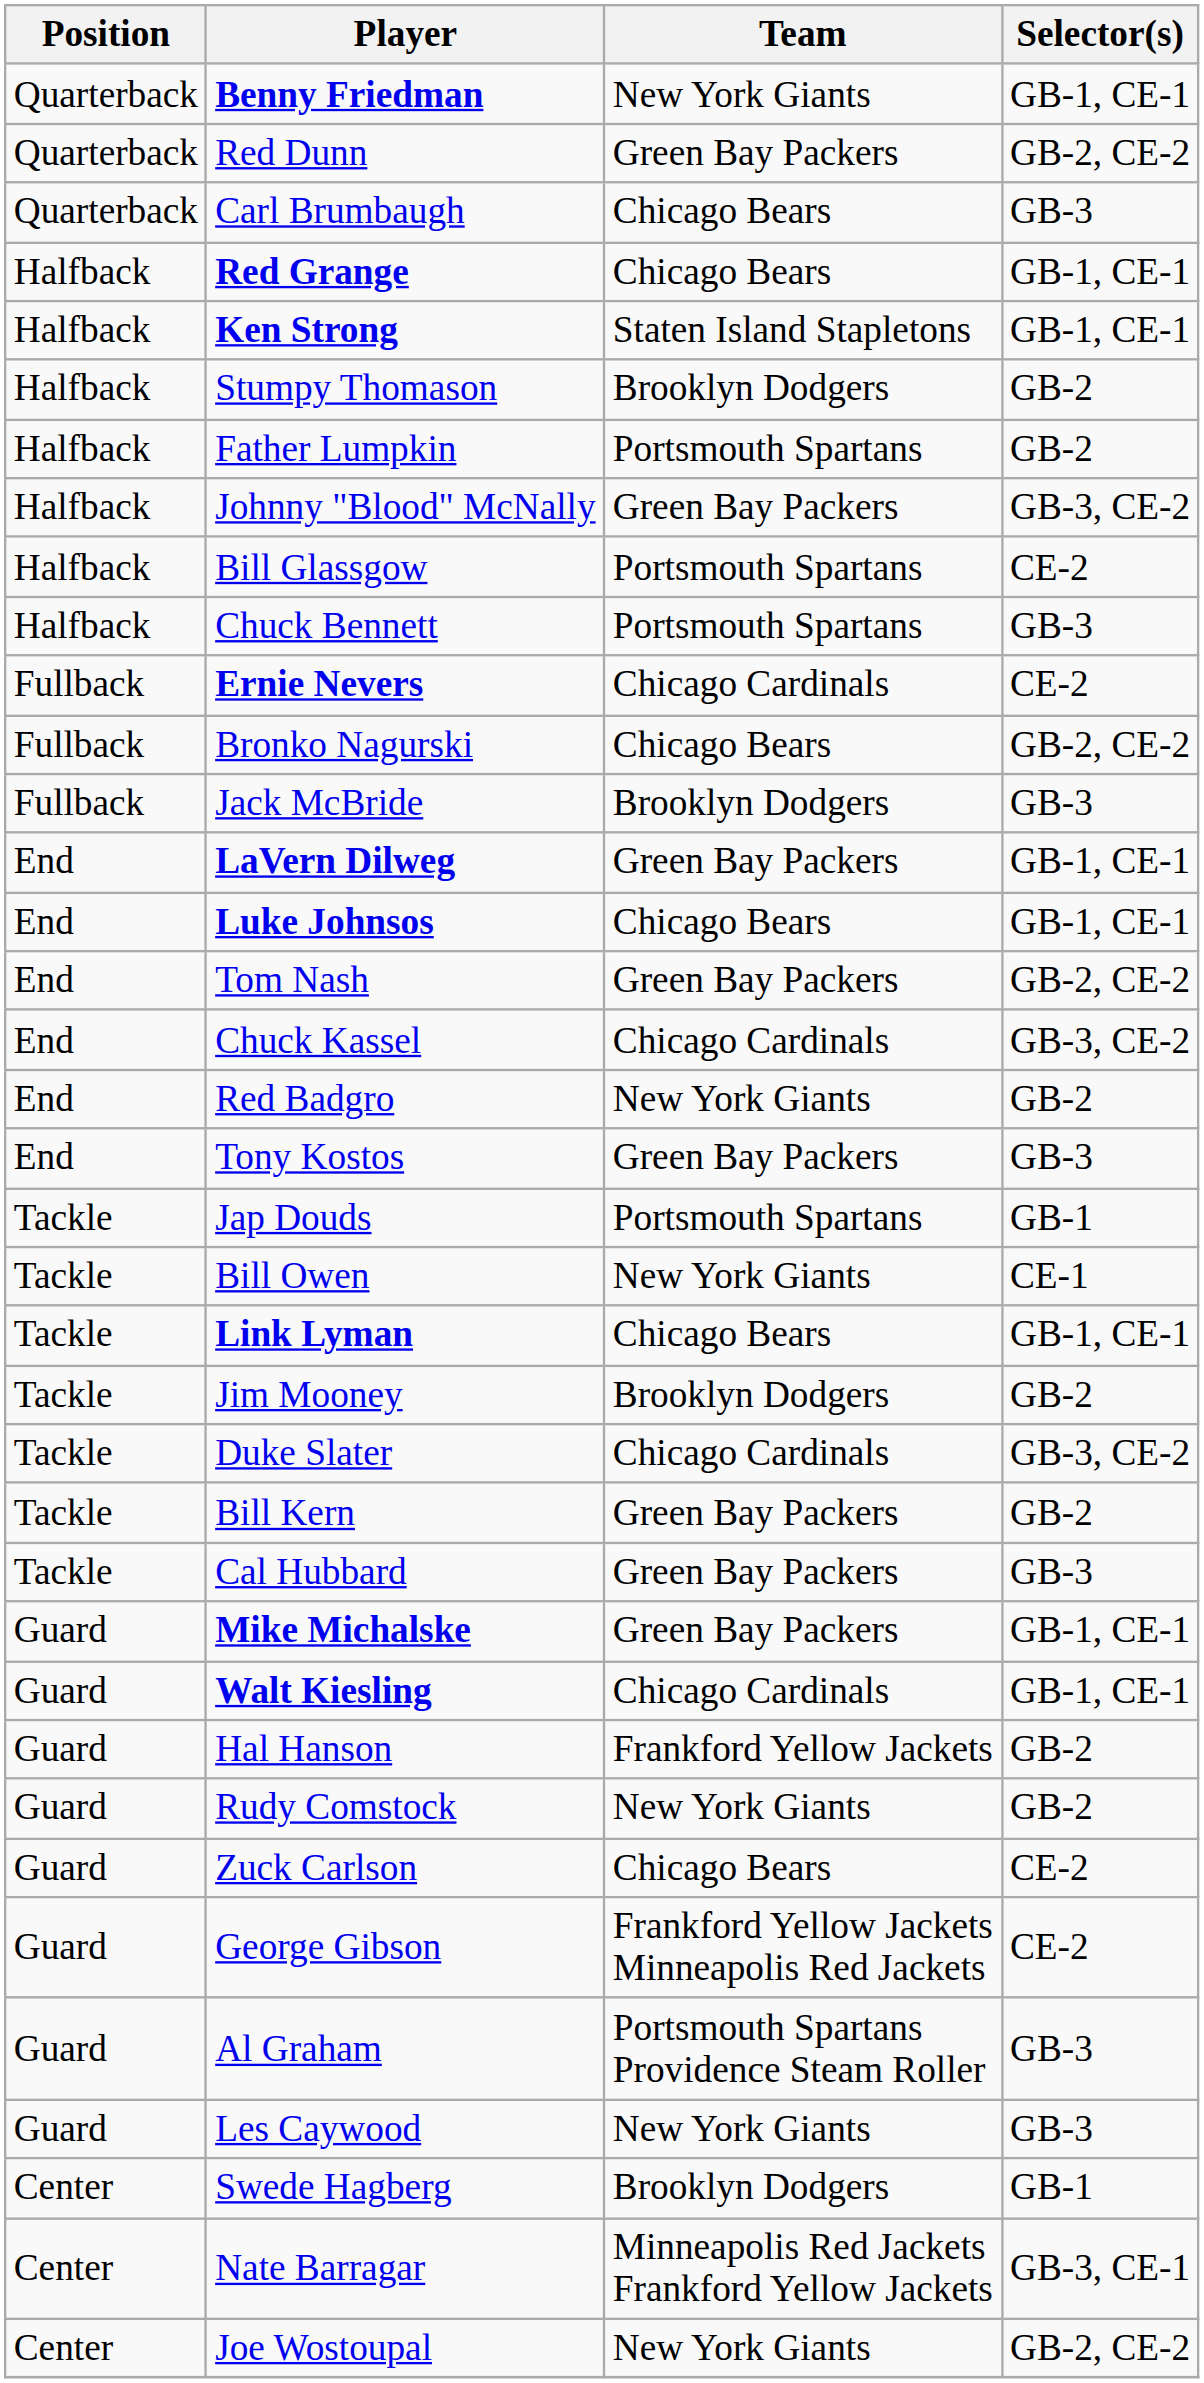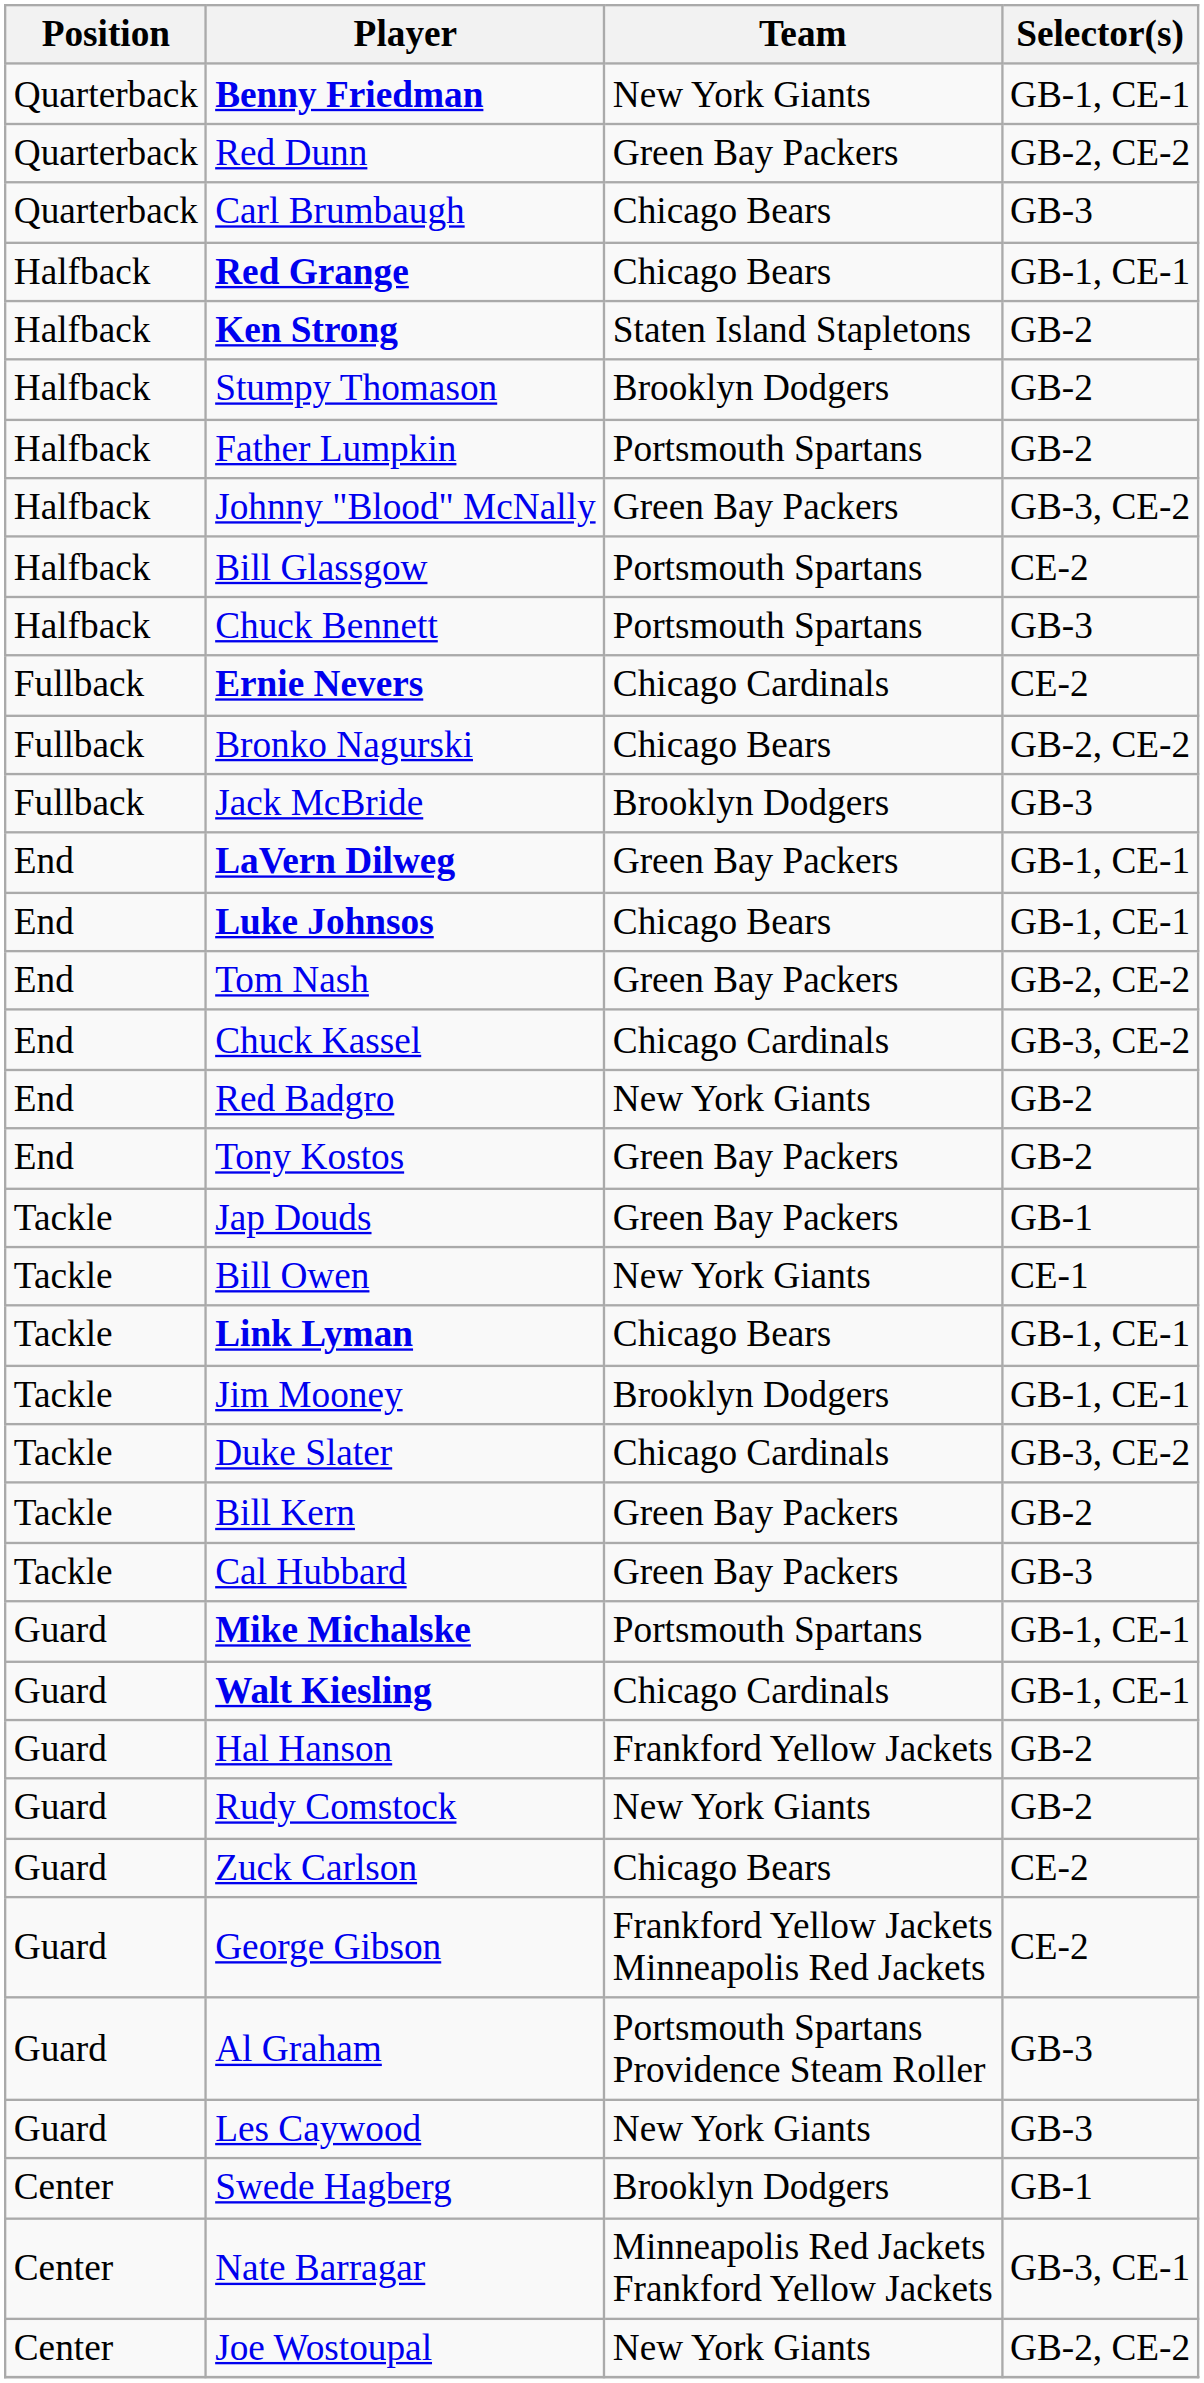(1100, 329) GB-1, CE-1 -> (1051, 329) GB-2
(1051, 1157) GB-3 -> (1051, 1157) GB-2
(768, 1216) Portsmouth Spartans -> (756, 1216) Green Bay Packers
(1051, 1393) GB-2 -> (1100, 1393) GB-1, CE-1
(756, 1630) Green Bay Packers -> (768, 1630) Portsmouth Spartans
